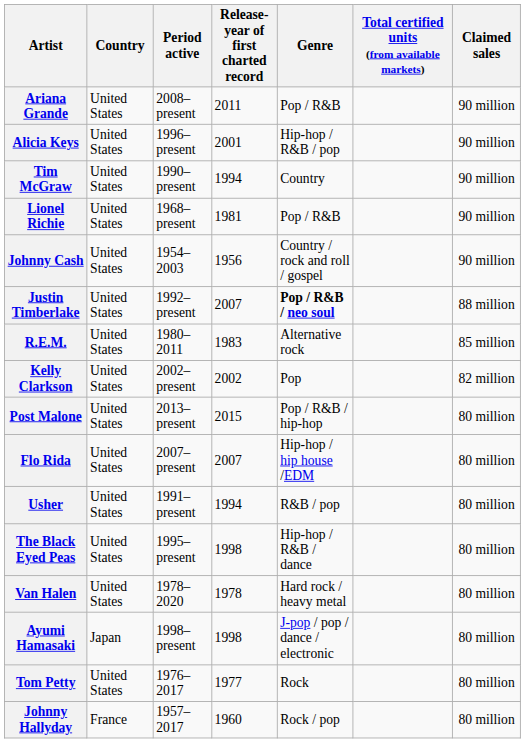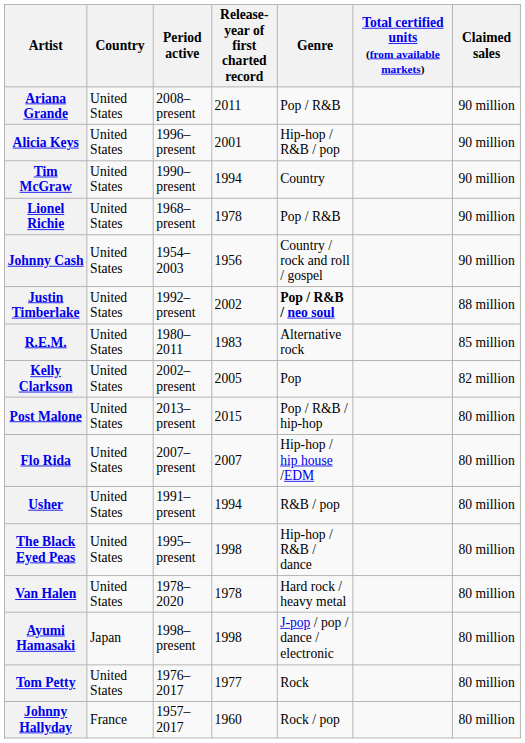(228, 216) 1981 -> (228, 216) 1978
(228, 305) 2007 -> (228, 305) 2002
(228, 379) 2002 -> (228, 379) 2005
